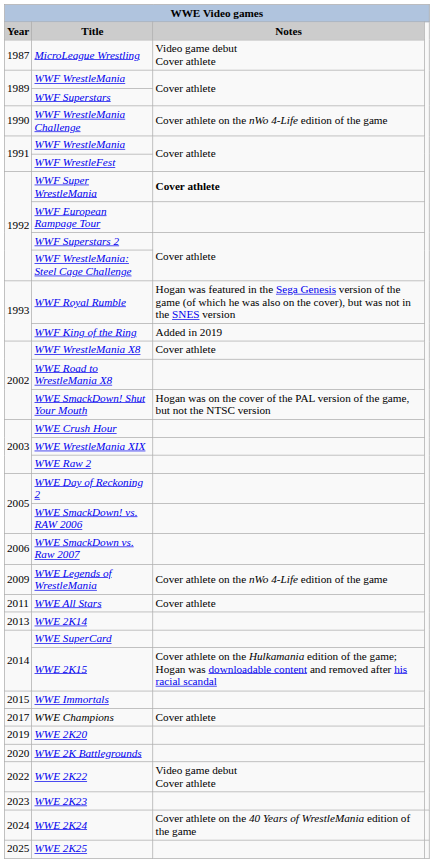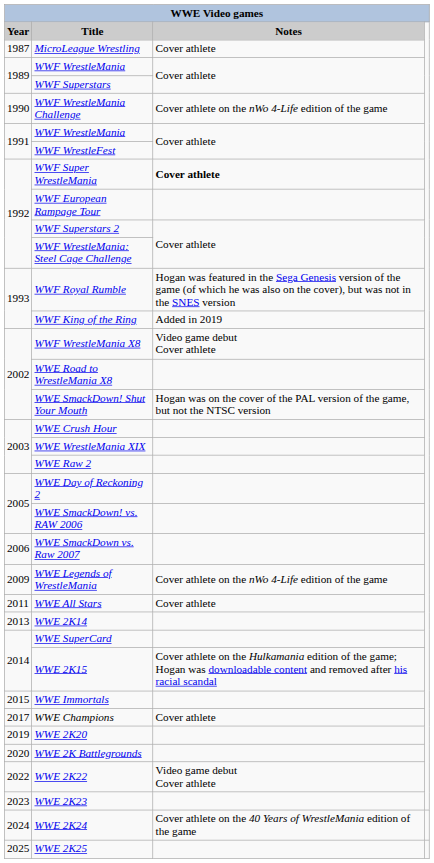(196, 55) Video game debut Cover athlete -> (186, 48) Cover athlete
(186, 350) Cover athlete -> (196, 343) Video game debut Cover athlete
